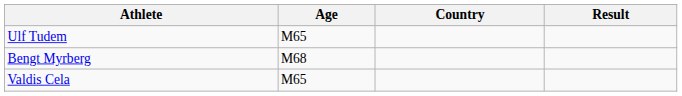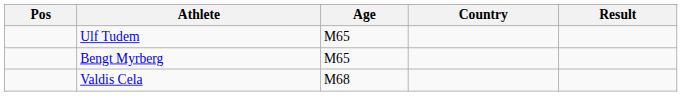+ column: (41, 15)
(294, 58) M68 -> (337, 58) M65
(294, 79) M65 -> (337, 79) M68
